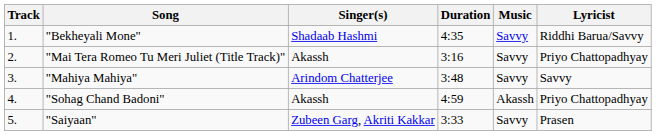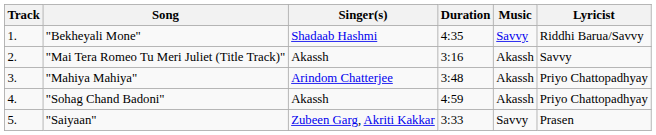(512, 57) Savvy -> (515, 57) Akassh
(594, 57) Priyo Chattopadhyay -> (556, 57) Savvy
(512, 78) Savvy -> (515, 78) Akassh
(556, 78) Savvy -> (594, 78) Priyo Chattopadhyay
